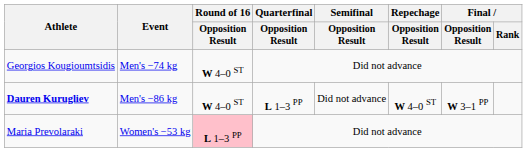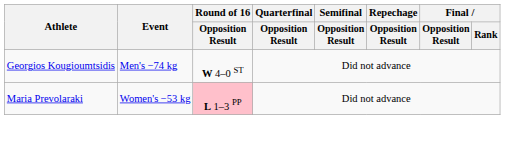- row: (48, 99)
